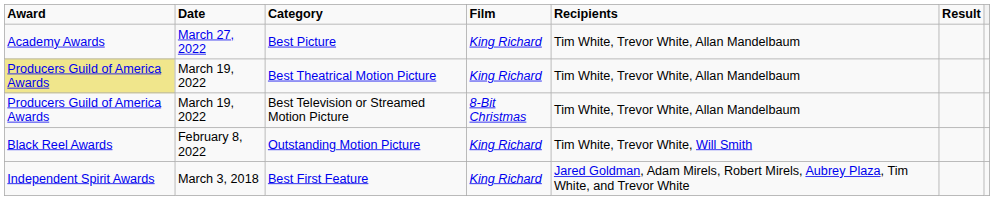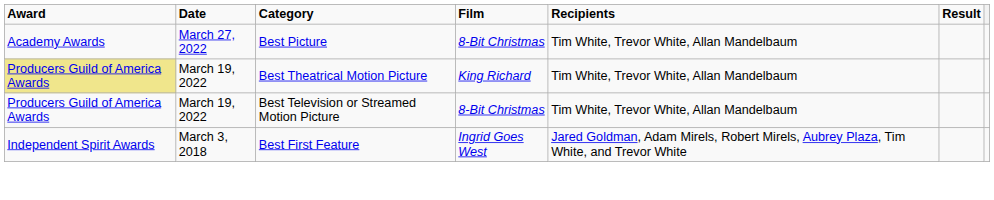(506, 41) King Richard -> (502, 41) 8-Bit Christmas
- row: (344, 144)
(506, 178) King Richard -> (491, 144) Ingrid Goes West
